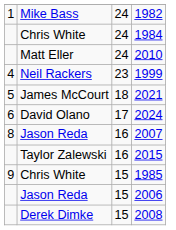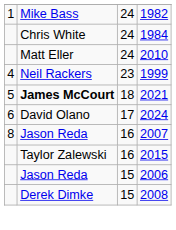(64, 94) normal -> (67, 94) bold
- row: (148, 174)
